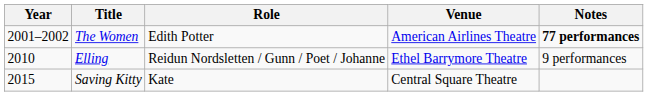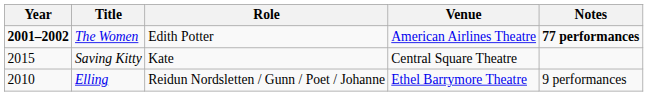(38, 36) normal -> (38, 36) bold
rows swapped: (92, 58) <-> (108, 79)
